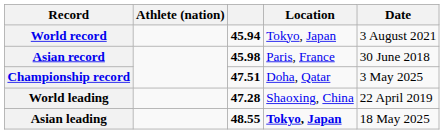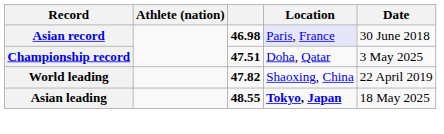- row: (69, 35)
(245, 56) 45.98 -> (245, 35) 46.98
(300, 56) no background -> (300, 35) lavender background
(245, 98) 47.28 -> (245, 77) 47.82
